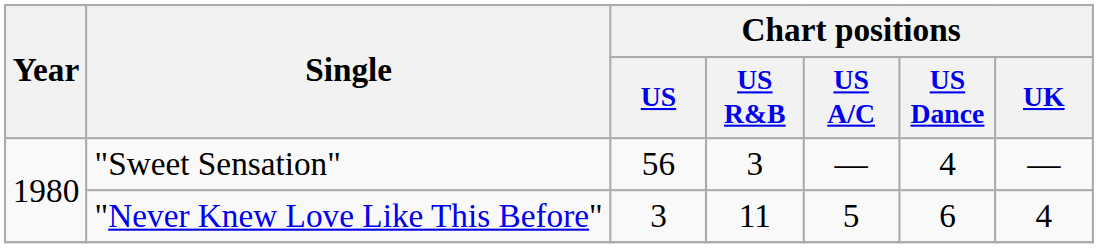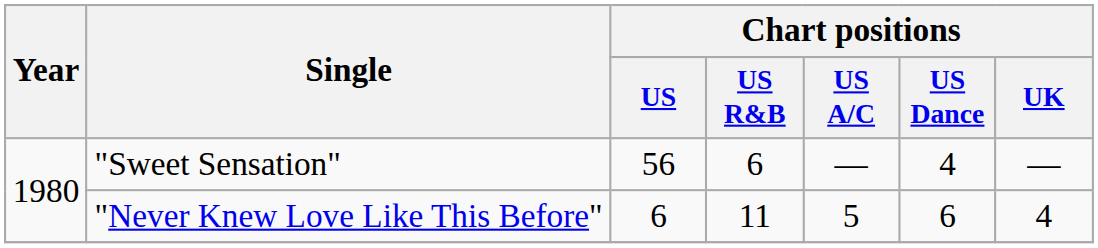(755, 163) 3 -> (755, 163) 6
(658, 216) 3 -> (658, 216) 6
